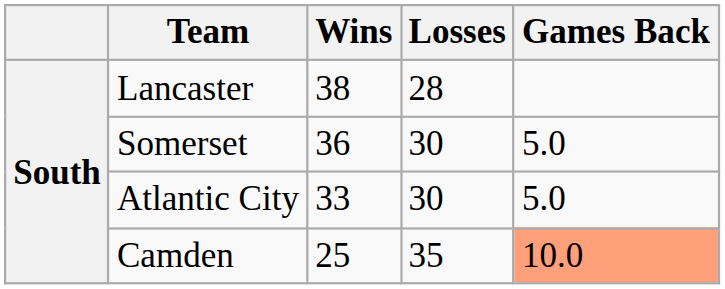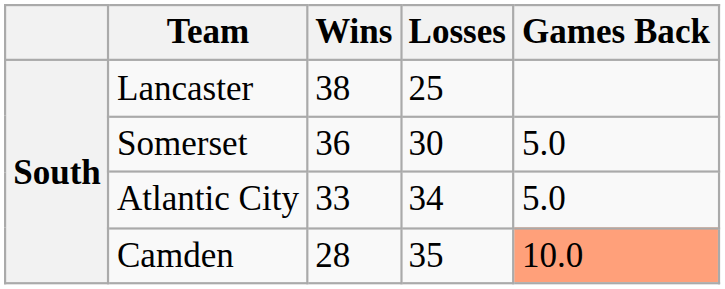(426, 87) 28 -> (426, 87) 25
(426, 198) 30 -> (426, 198) 34
(333, 254) 25 -> (333, 254) 28
